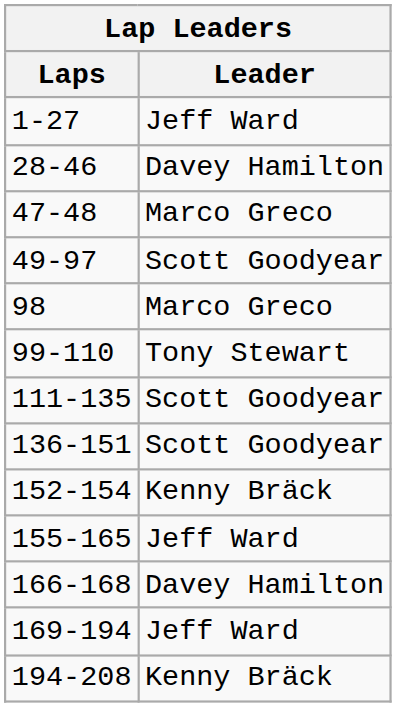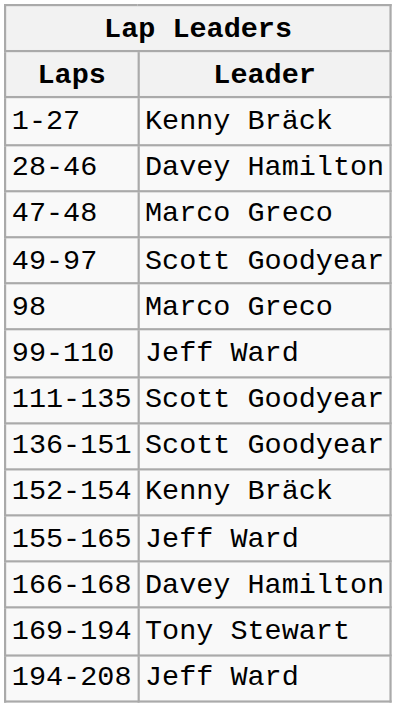(222, 121) Jeff Ward -> (239, 121) Kenny Bräck
(248, 353) Tony Stewart -> (222, 353) Jeff Ward
(222, 632) Jeff Ward -> (248, 632) Tony Stewart
(239, 678) Kenny Bräck -> (222, 678) Jeff Ward
